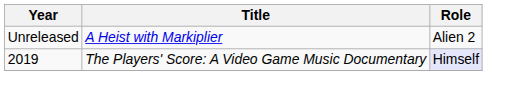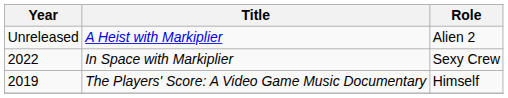+ row: (159, 59)
(456, 59) lavender background -> (456, 81) no background
